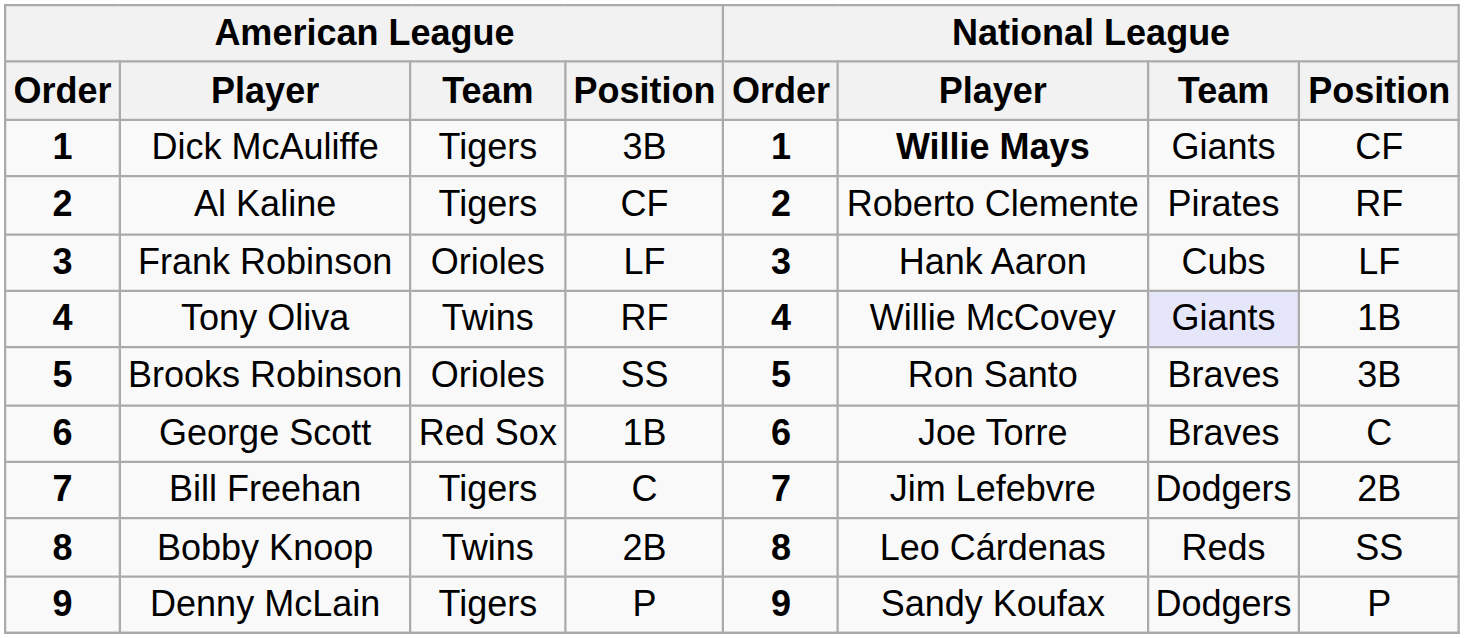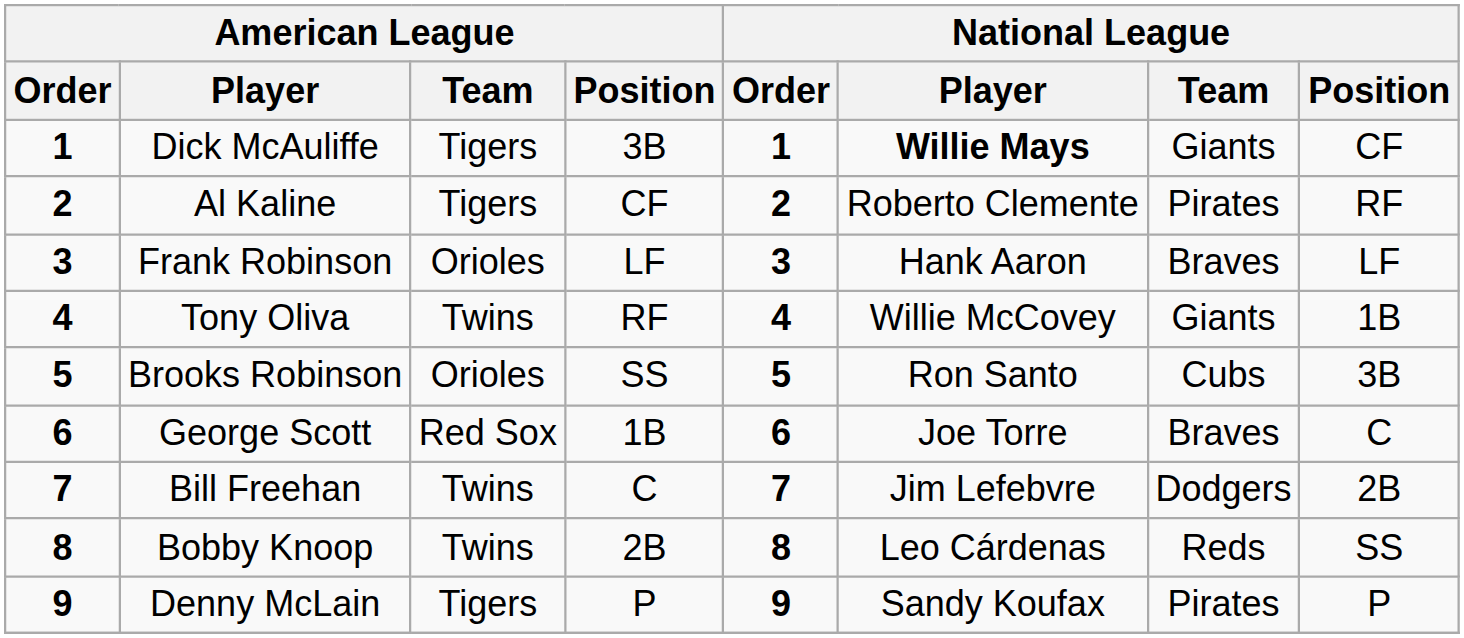(1224, 261) Cubs -> (1224, 261) Braves
(1224, 318) lavender background -> (1224, 318) no background
(1224, 375) Braves -> (1224, 375) Cubs
(488, 489) Tigers -> (488, 489) Twins
(1224, 603) Dodgers -> (1224, 603) Pirates
